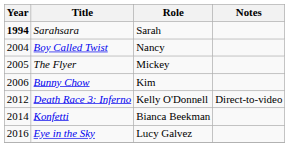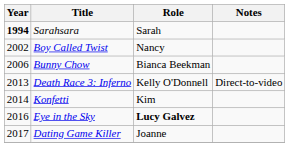(18, 47) 2004 -> (18, 47) 2002
- row: (55, 64)
(146, 82) Kim -> (173, 64) Bianca Beekman
(18, 99) 2012 -> (18, 82) 2013
(173, 116) Bianca Beekman -> (146, 99) Kim
(164, 133) normal -> (165, 116) bold
+ row: (77, 133)
